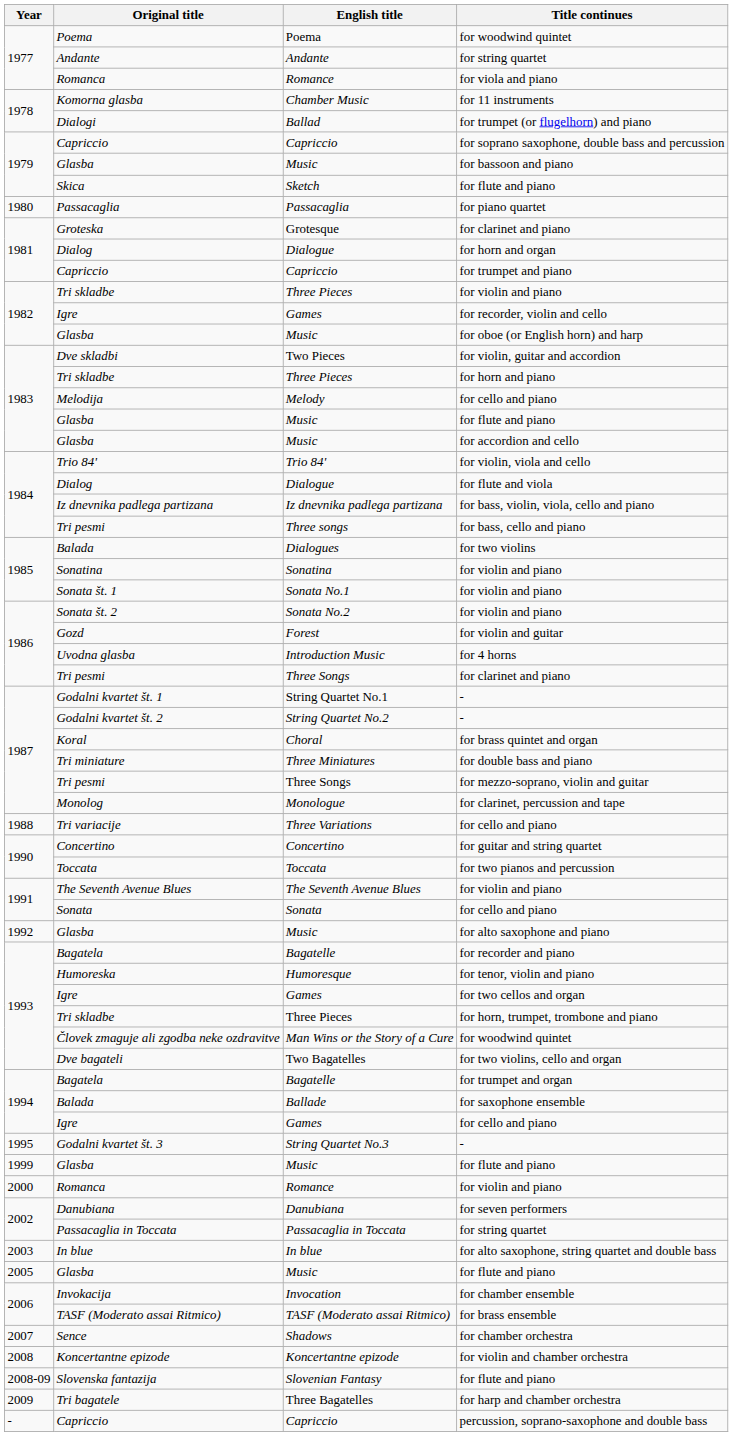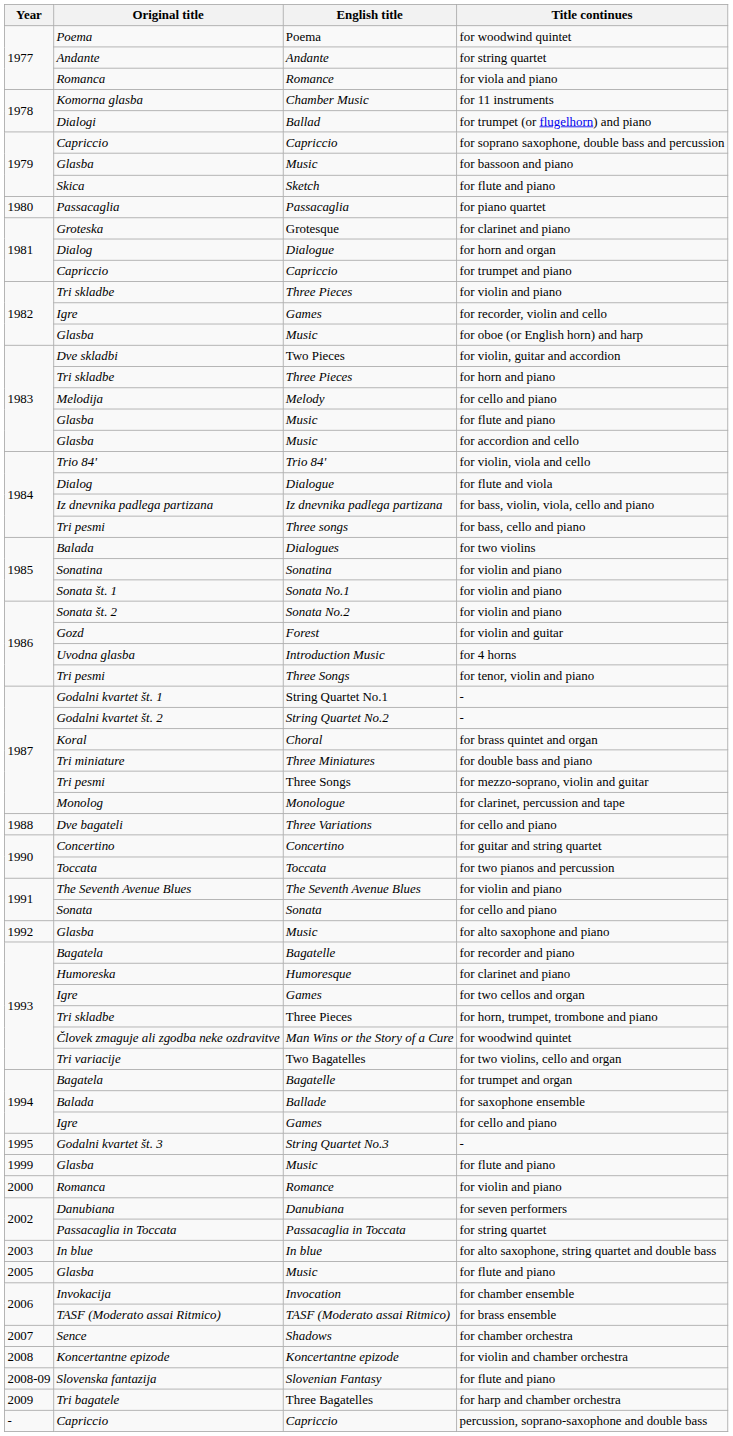(515, 675) for clarinet and piano -> (527, 675) for tenor, violin and piano
(89, 824) Tri variacije -> (90, 824) Dve bagateli
(527, 973) for tenor, violin and piano -> (515, 973) for clarinet and piano
(90, 1059) Dve bagateli -> (89, 1059) Tri variacije
